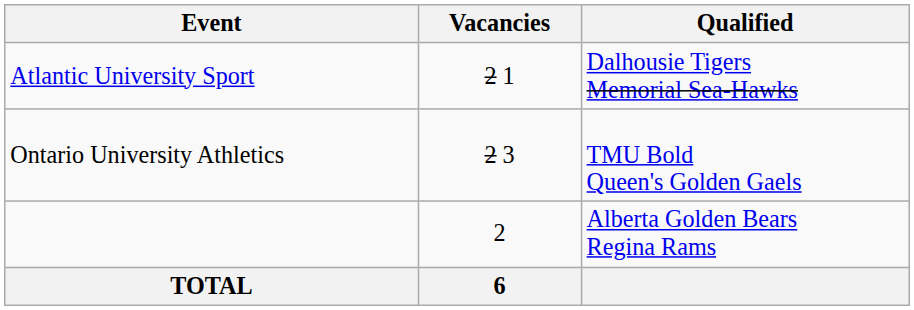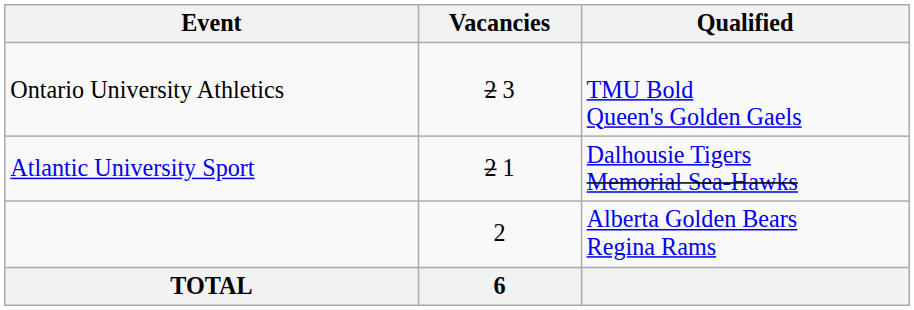rows swapped: (132, 75) <-> (147, 154)
